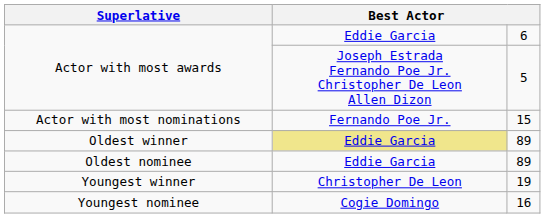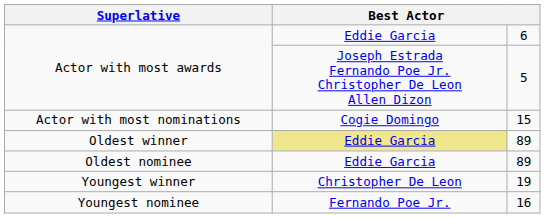(390, 120) Fernando Poe Jr. -> (390, 120) Cogie Domingo
(390, 202) Cogie Domingo -> (390, 202) Fernando Poe Jr.
